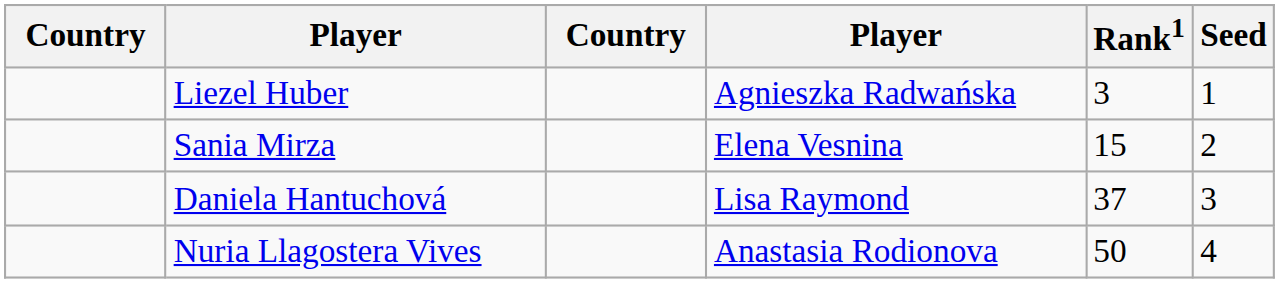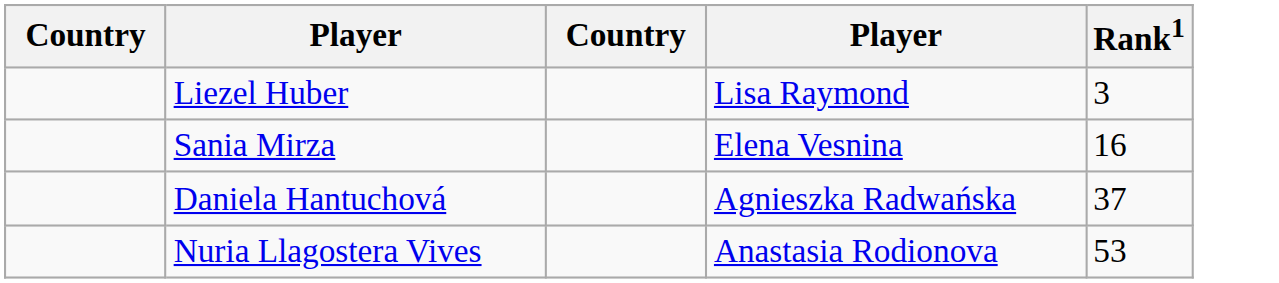- column: (1233, 35)
(865, 92) Agnieszka Radwańska -> (811, 92) Lisa Raymond
(1110, 145) 15 -> (1110, 145) 16
(811, 198) Lisa Raymond -> (865, 198) Agnieszka Radwańska
(1110, 251) 50 -> (1110, 251) 53
